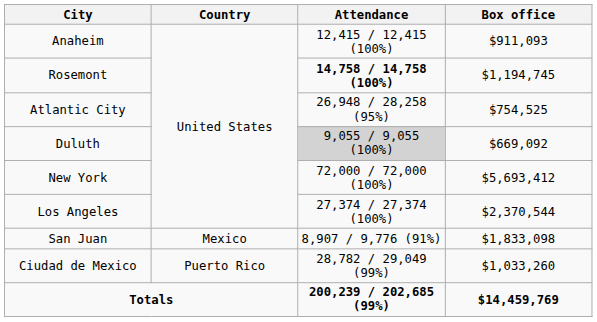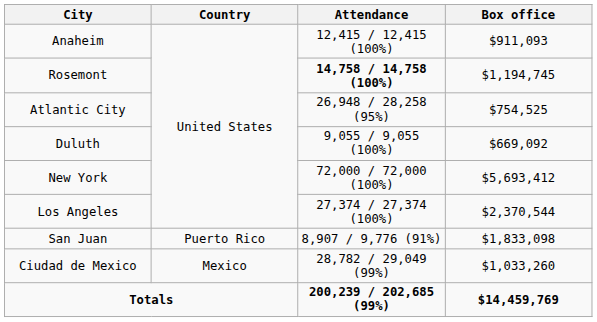(372, 143) lightgrey background -> (372, 143) no background
(225, 238) Mexico -> (225, 238) Puerto Rico
(225, 265) Puerto Rico -> (225, 265) Mexico
